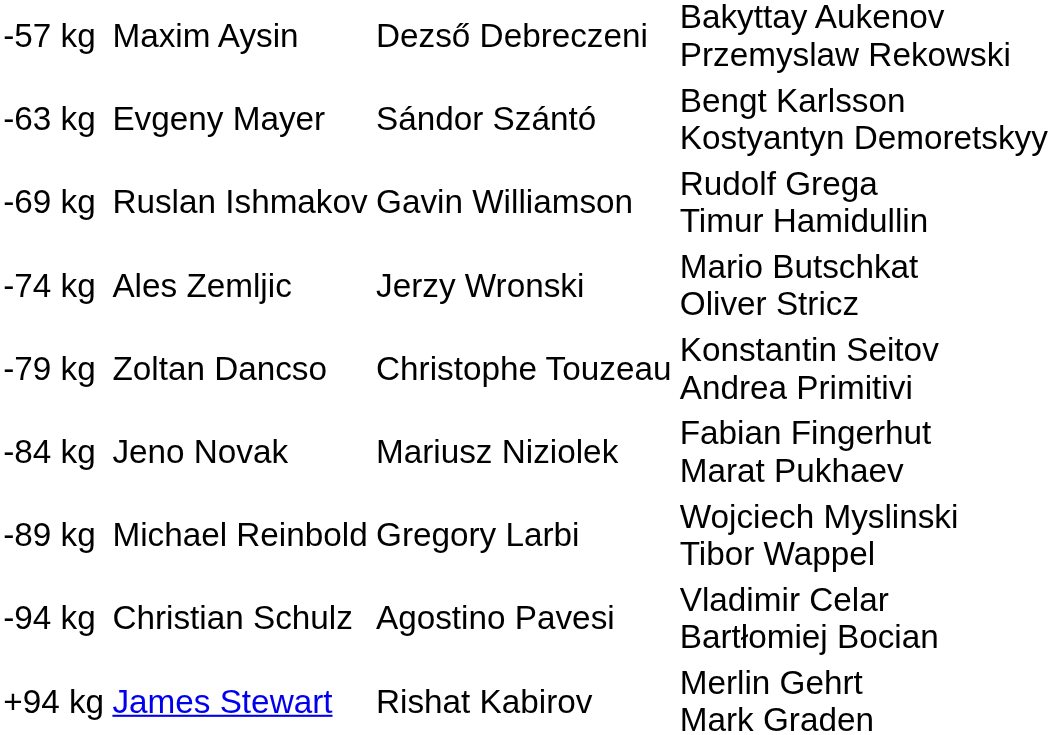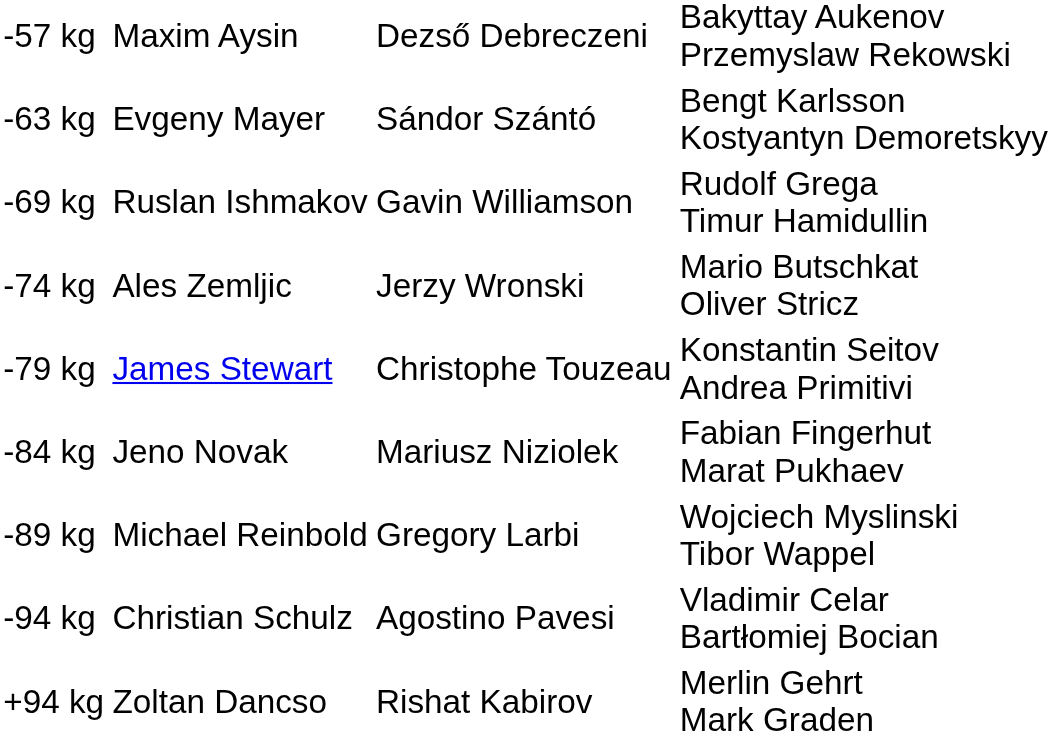(220, 368) Zoltan Dancso -> (222, 368) James Stewart
(222, 701) James Stewart -> (220, 701) Zoltan Dancso
